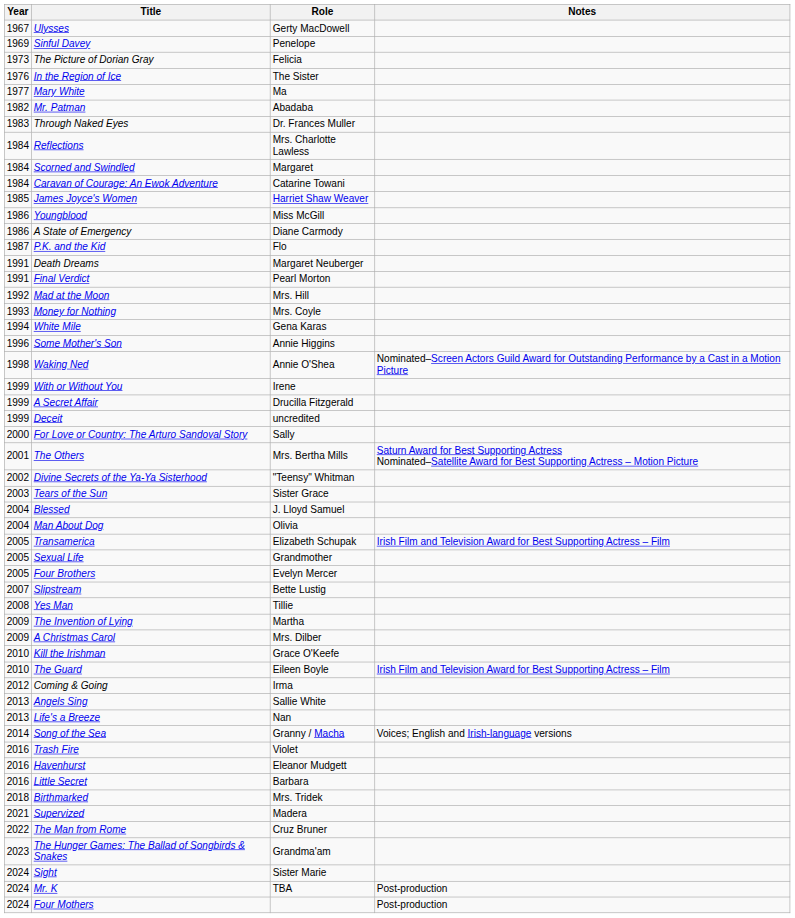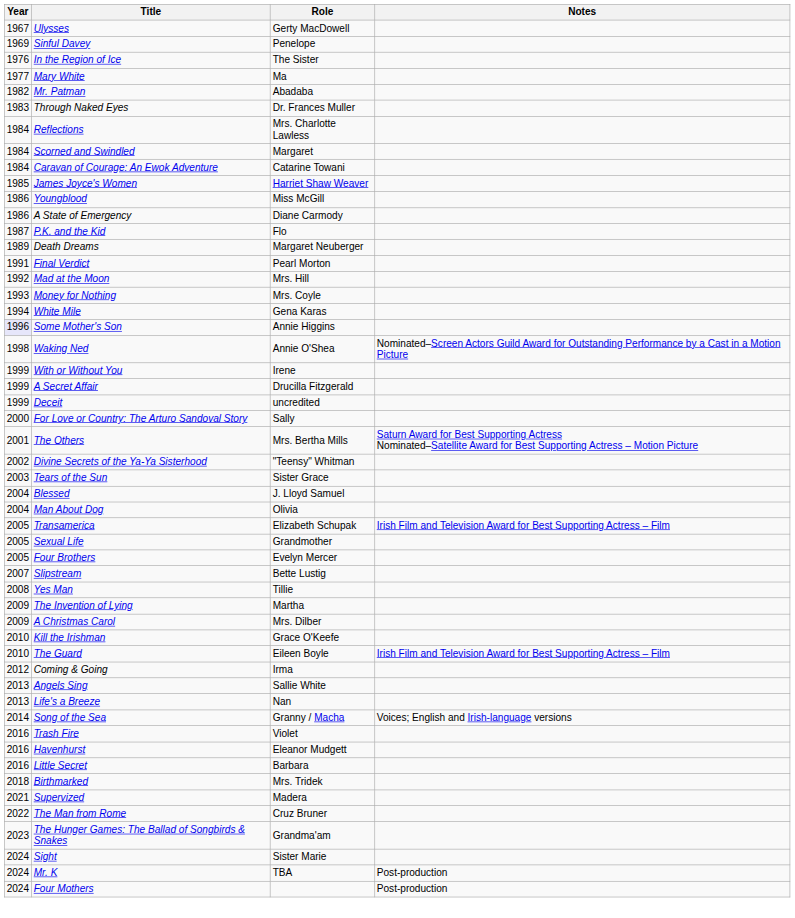- row: (94, 60)
(18, 263) 1991 -> (18, 247) 1989
(18, 343) no background -> (18, 327) lavender background
